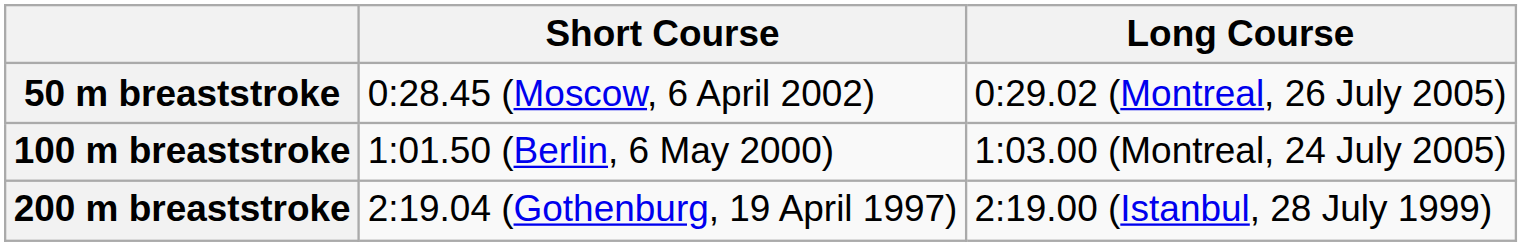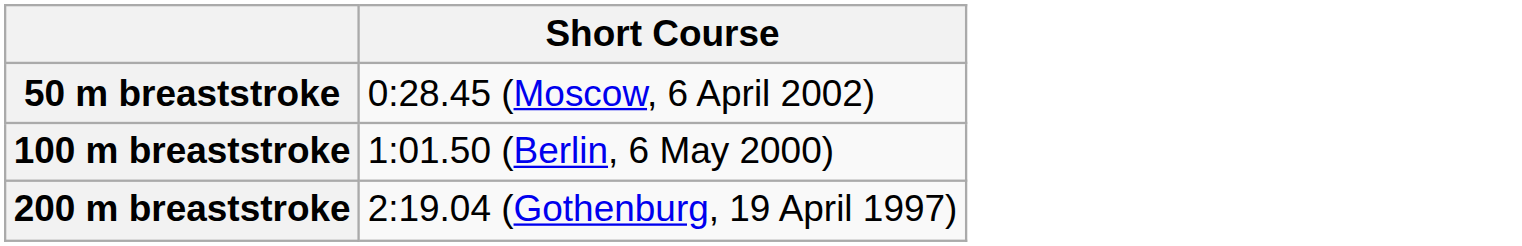- column: (1240, 33)
